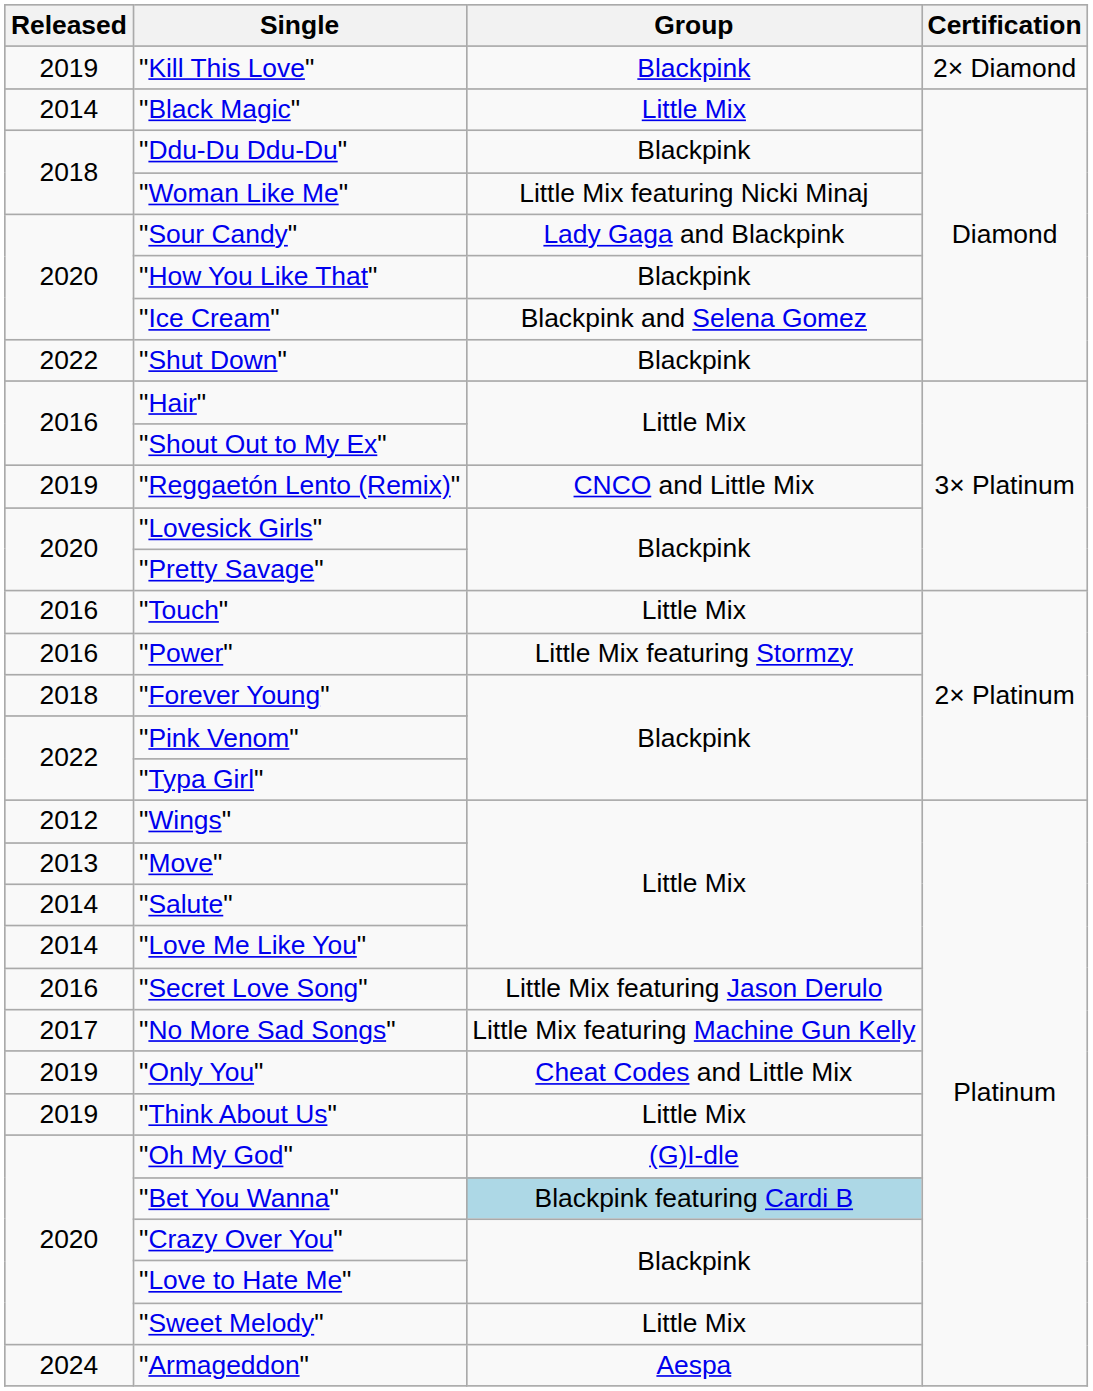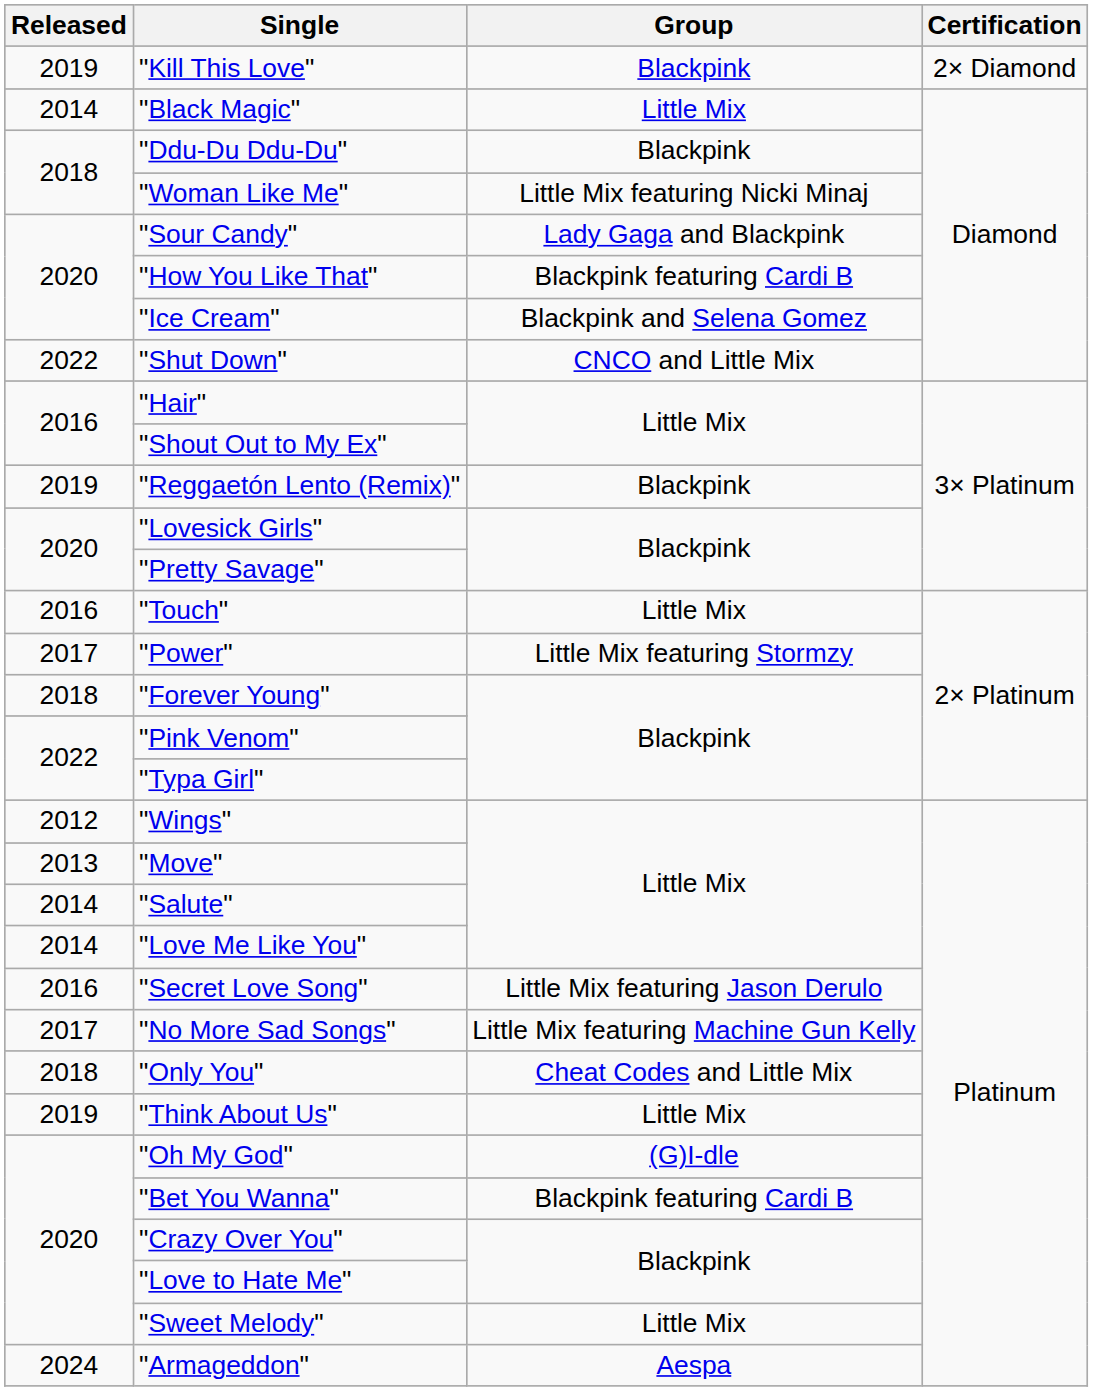(694, 276) Blackpink -> (694, 276) Blackpink featuring Cardi B
(694, 360) Blackpink -> (694, 360) CNCO and Little Mix
(694, 485) CNCO and Little Mix -> (694, 485) Blackpink
(69, 653) 2016 -> (69, 653) 2017
(69, 1072) 2019 -> (69, 1072) 2018
(694, 1197) lightblue background -> (694, 1197) no background
